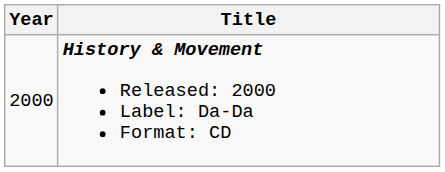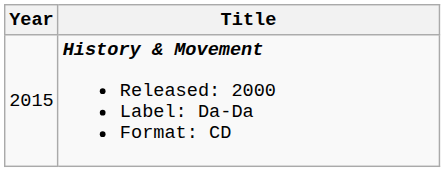(31, 101) 2000 -> (31, 101) 2015
